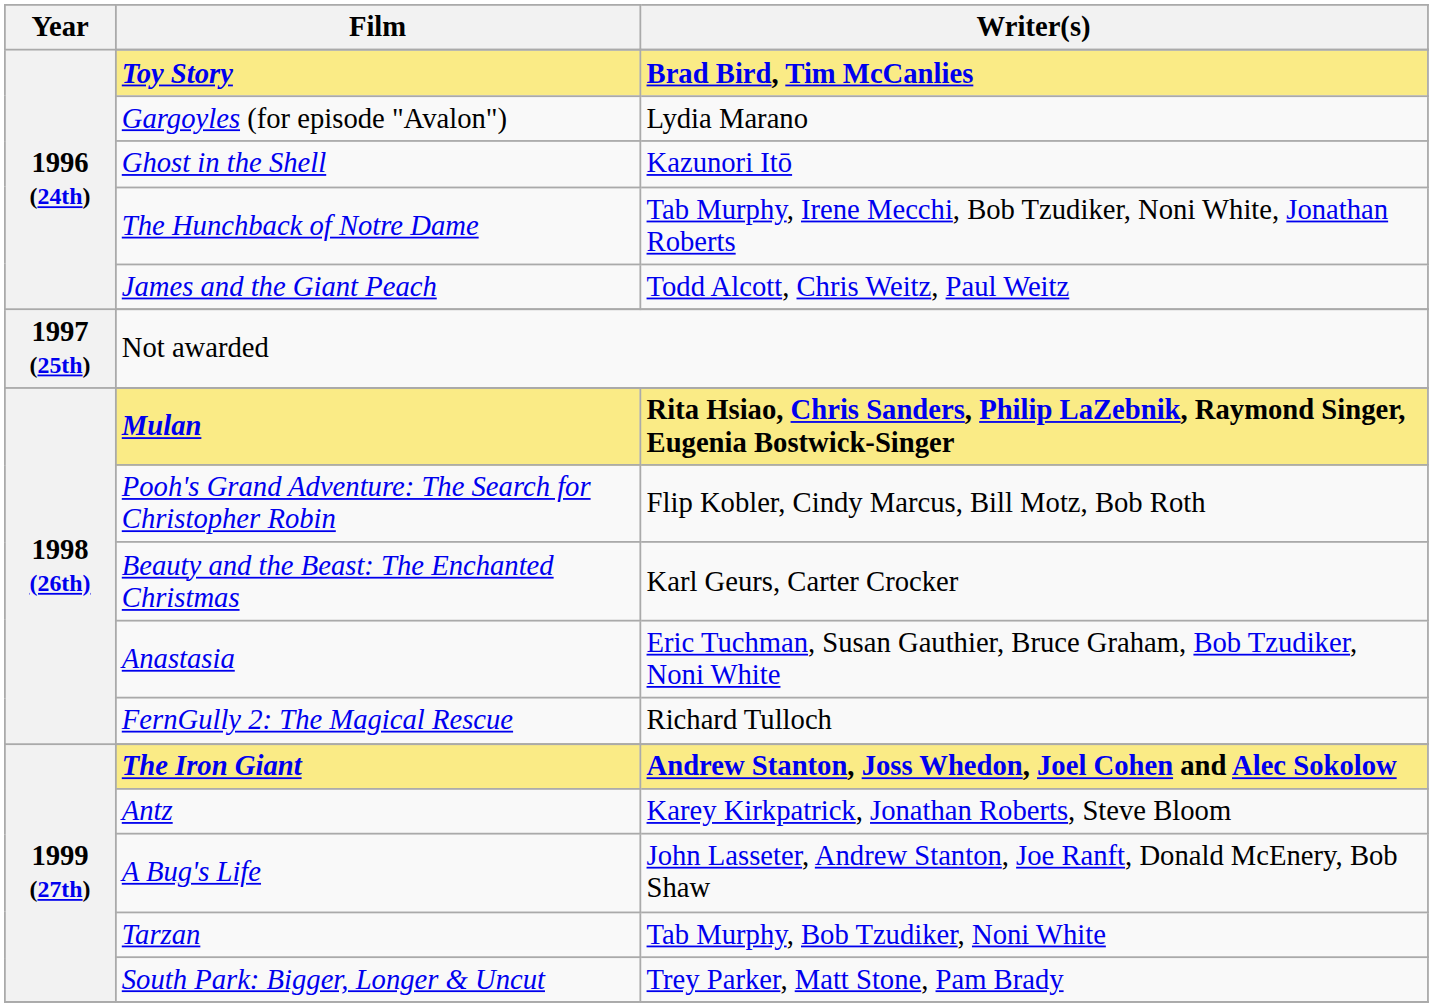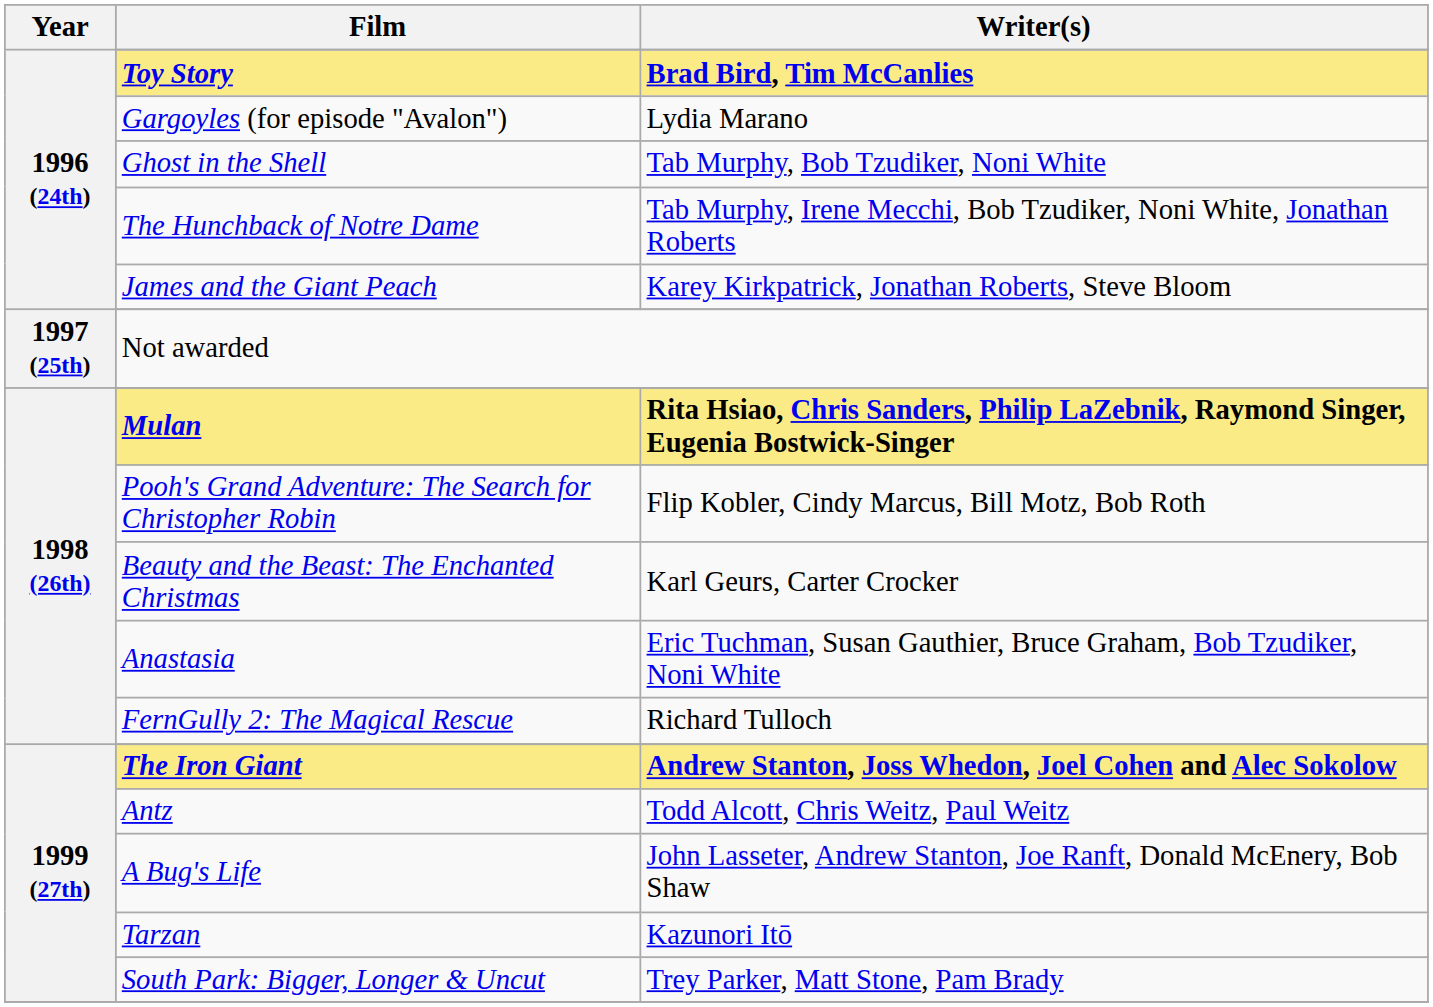(719, 163) Kazunori Itō -> (876, 163) Tab Murphy, Bob Tzudiker, Noni White
(858, 286) Todd Alcott, Chris Weitz, Paul Weitz -> (939, 286) Karey Kirkpatrick, Jonathan Roberts, Steve Bloom
(939, 811) Karey Kirkpatrick, Jonathan Roberts, Steve Bloom -> (858, 811) Todd Alcott, Chris Weitz, Paul Weitz
(876, 934) Tab Murphy, Bob Tzudiker, Noni White -> (719, 934) Kazunori Itō
